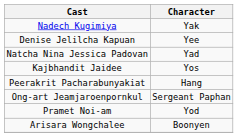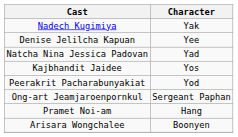(191, 82) Hang -> (191, 82) Yod
(191, 111) Yod -> (191, 111) Hang
